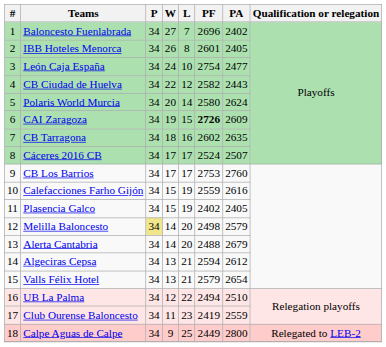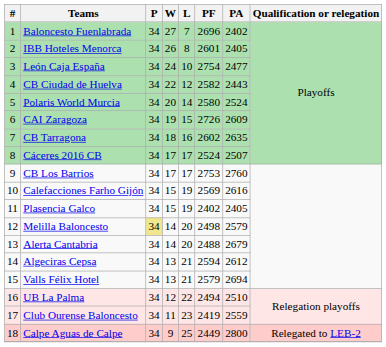(236, 102) 2624 -> (236, 102) 2524
(209, 119) bold -> (209, 119) normal
(209, 191) 2559 -> (209, 191) 2569
(236, 279) 2654 -> (236, 279) 2694
